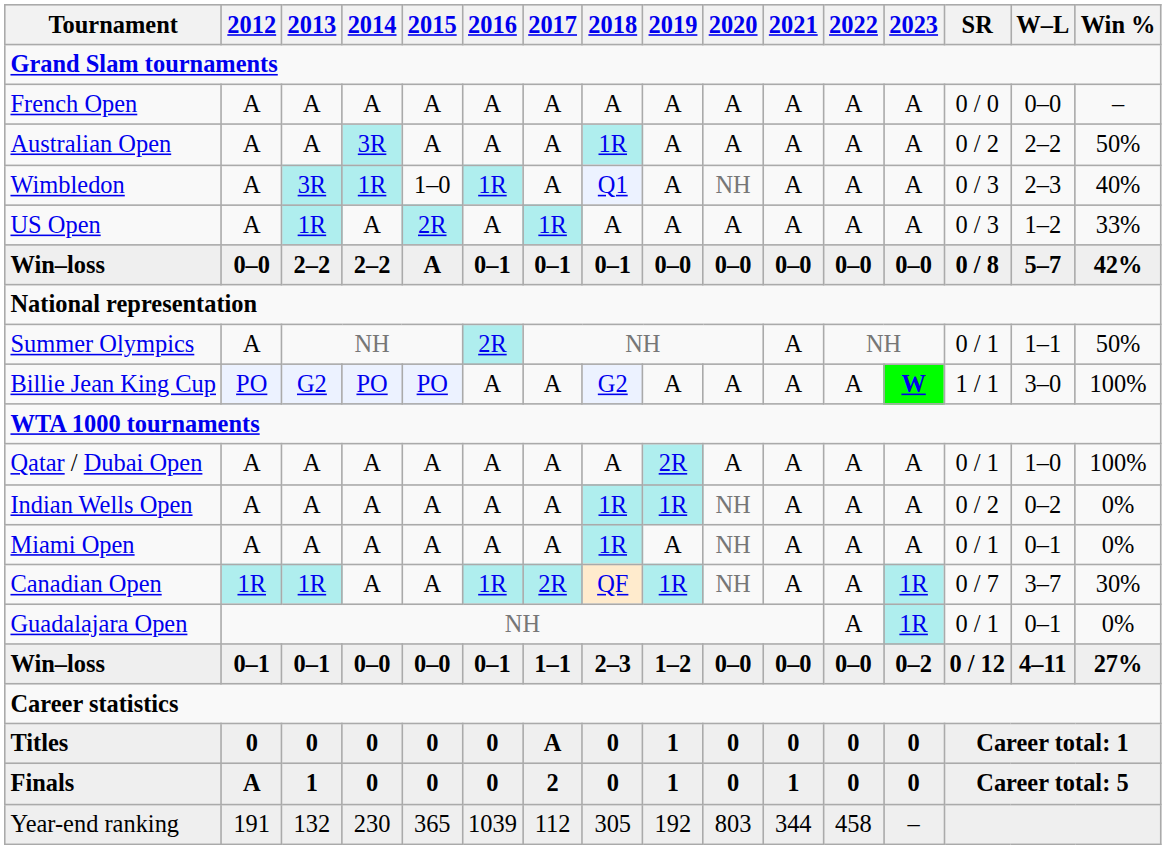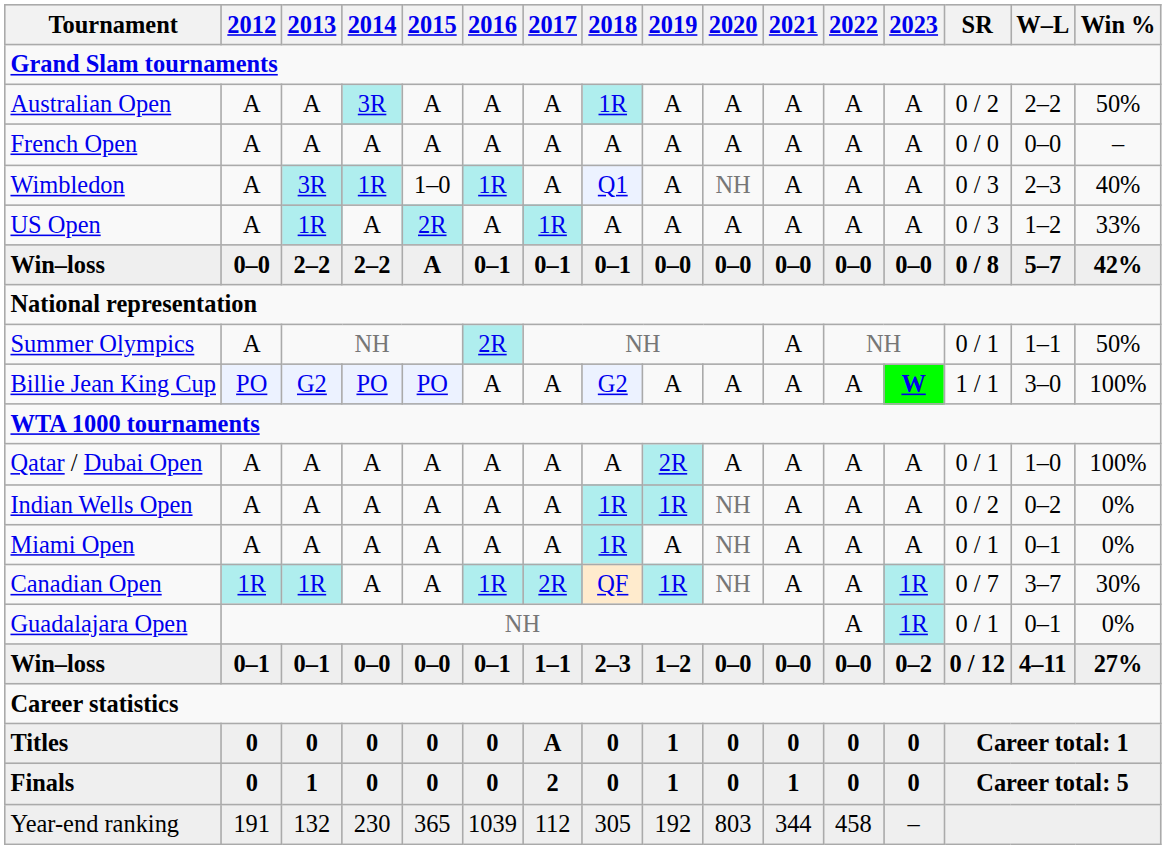rows swapped: (91, 144) <-> (74, 104)
(252, 783) A -> (252, 783) 0
